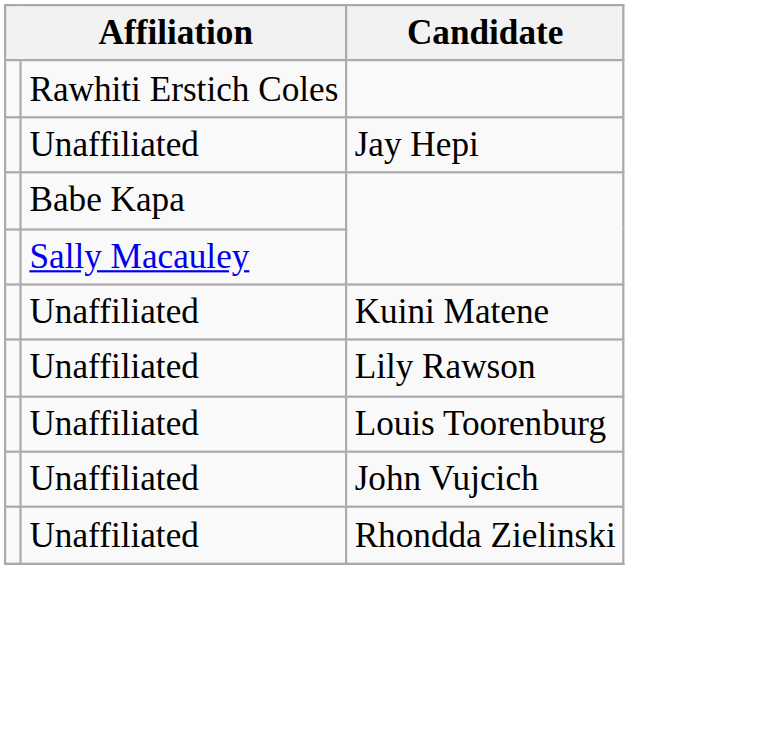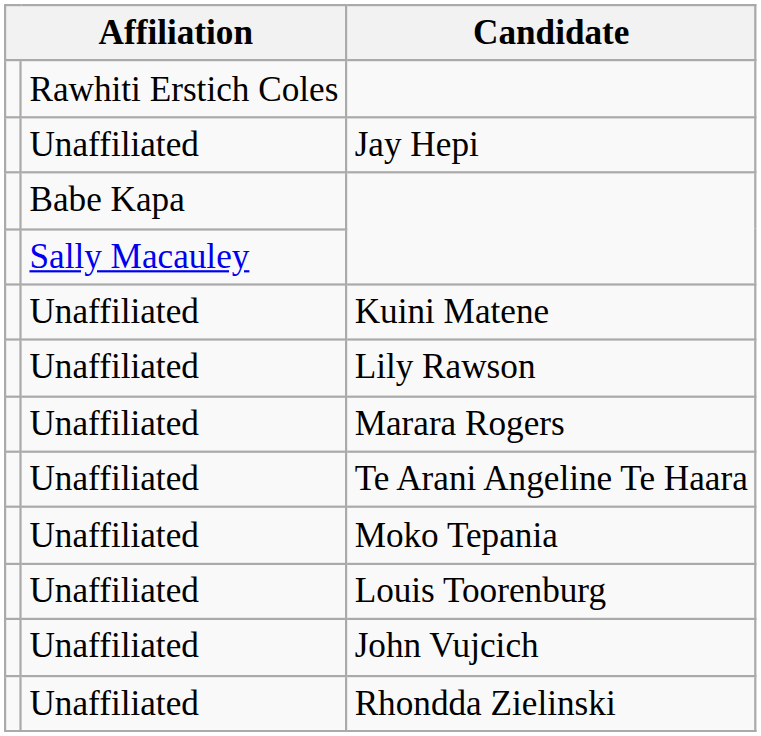+ row: (114, 423)
+ row: (114, 479)
+ row: (114, 534)
